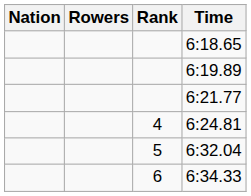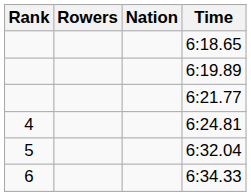columns swapped: (157, 17) <-> (35, 17)
